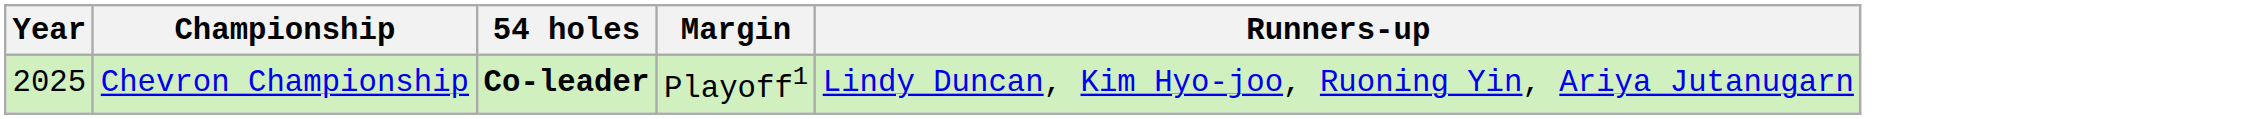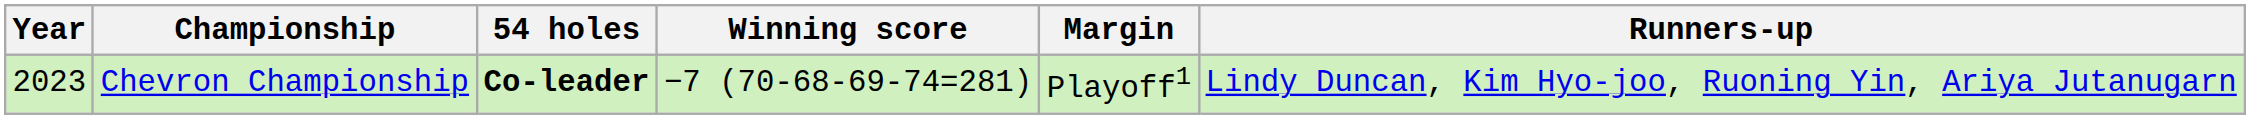+ column: (848, 30)
(49, 84) 2025 -> (49, 84) 2023
